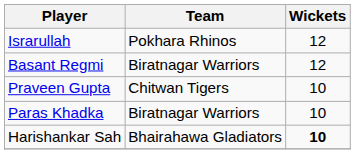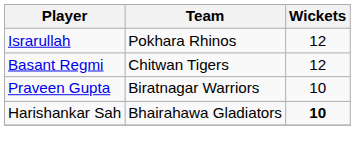(194, 64) Biratnagar Warriors -> (178, 64) Chitwan Tigers
(178, 88) Chitwan Tigers -> (194, 88) Biratnagar Warriors
- row: (56, 112)
